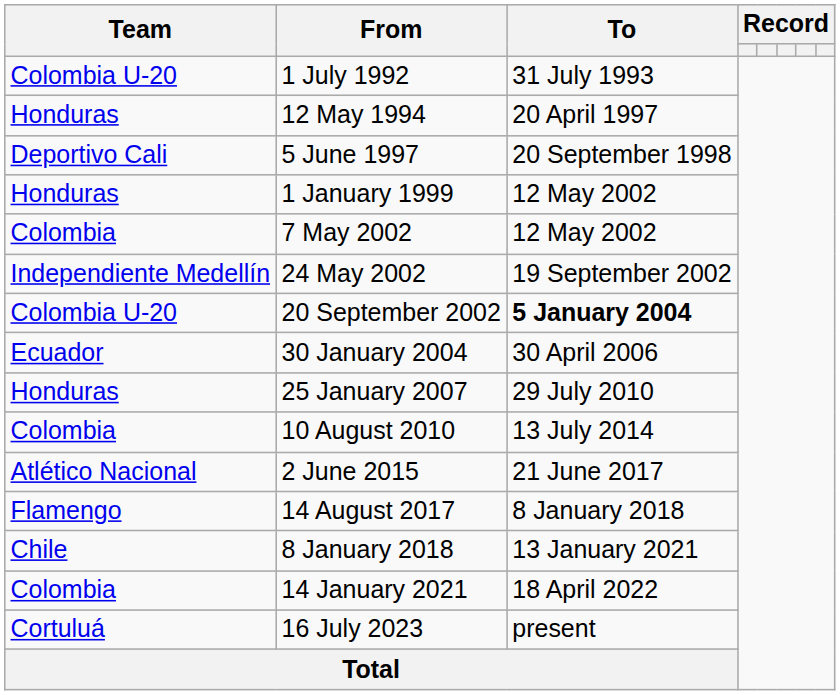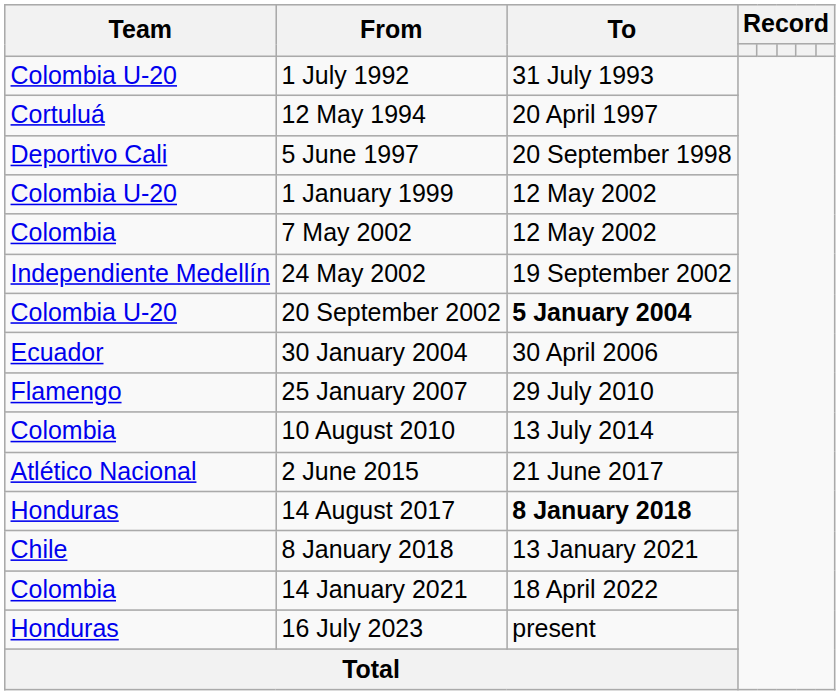(65, 114) Honduras -> (58, 114) Cortuluá
(65, 194) Honduras -> (94, 194) Colombia U-20
(65, 392) Honduras -> (66, 392) Flamengo
(66, 510) Flamengo -> (65, 510) Honduras
(598, 510) normal -> (602, 510) bold
(58, 629) Cortuluá -> (65, 629) Honduras
